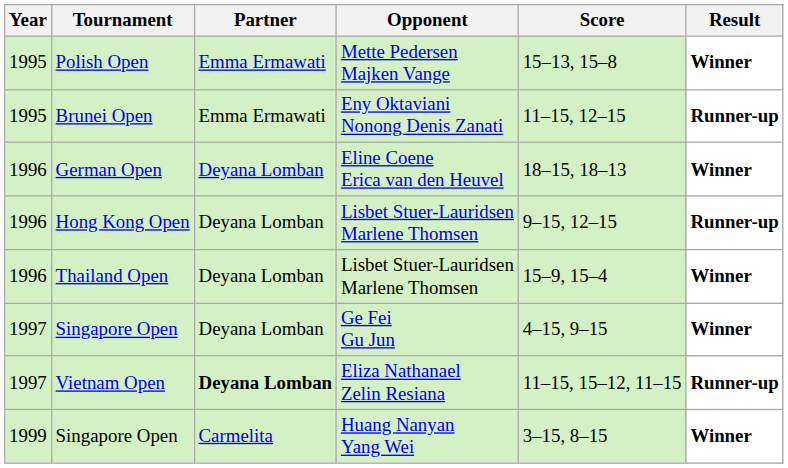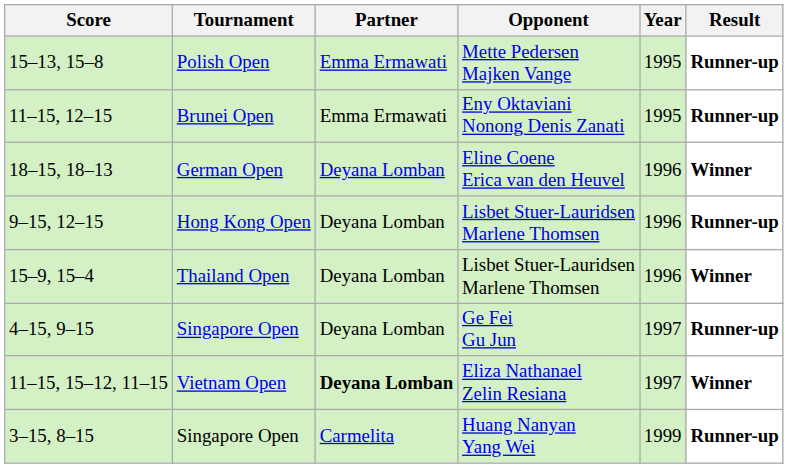columns swapped: (28, 20) <-> (602, 20)
(721, 62) Winner -> (735, 62) Runner-up
(721, 329) Winner -> (735, 329) Runner-up
(735, 382) Runner-up -> (721, 382) Winner
(721, 436) Winner -> (735, 436) Runner-up
